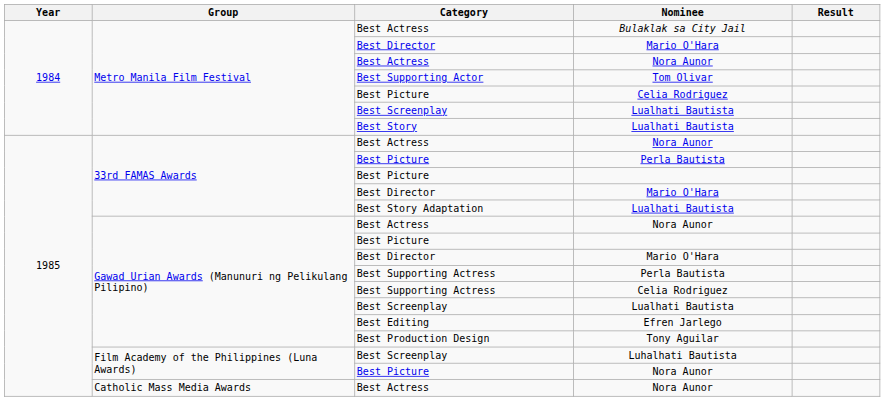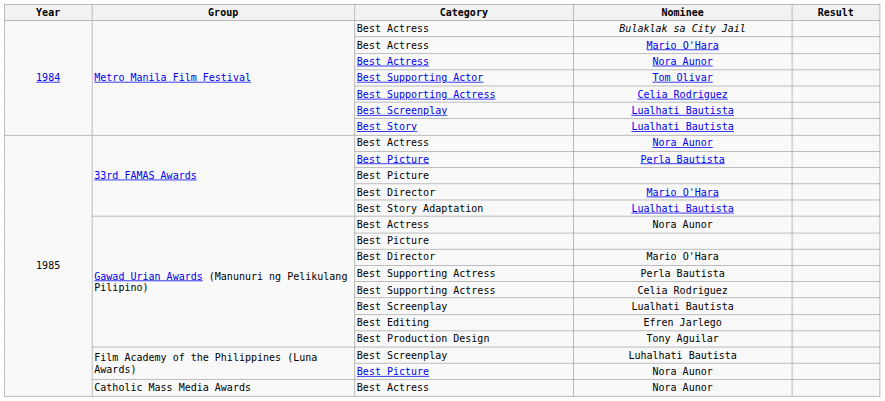(396, 45) Best Director -> (393, 45) Best Actress
(393, 94) Best Picture -> (426, 94) Best Supporting Actress
